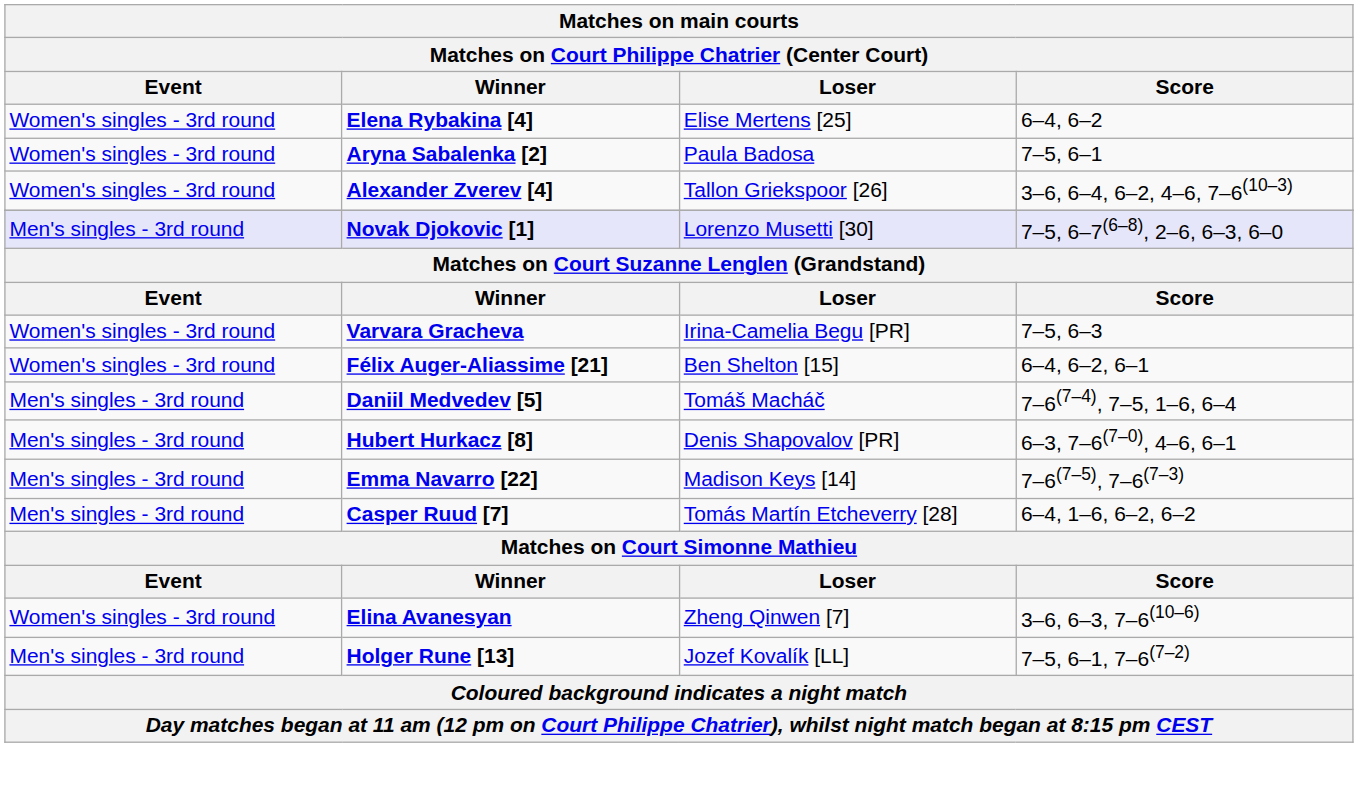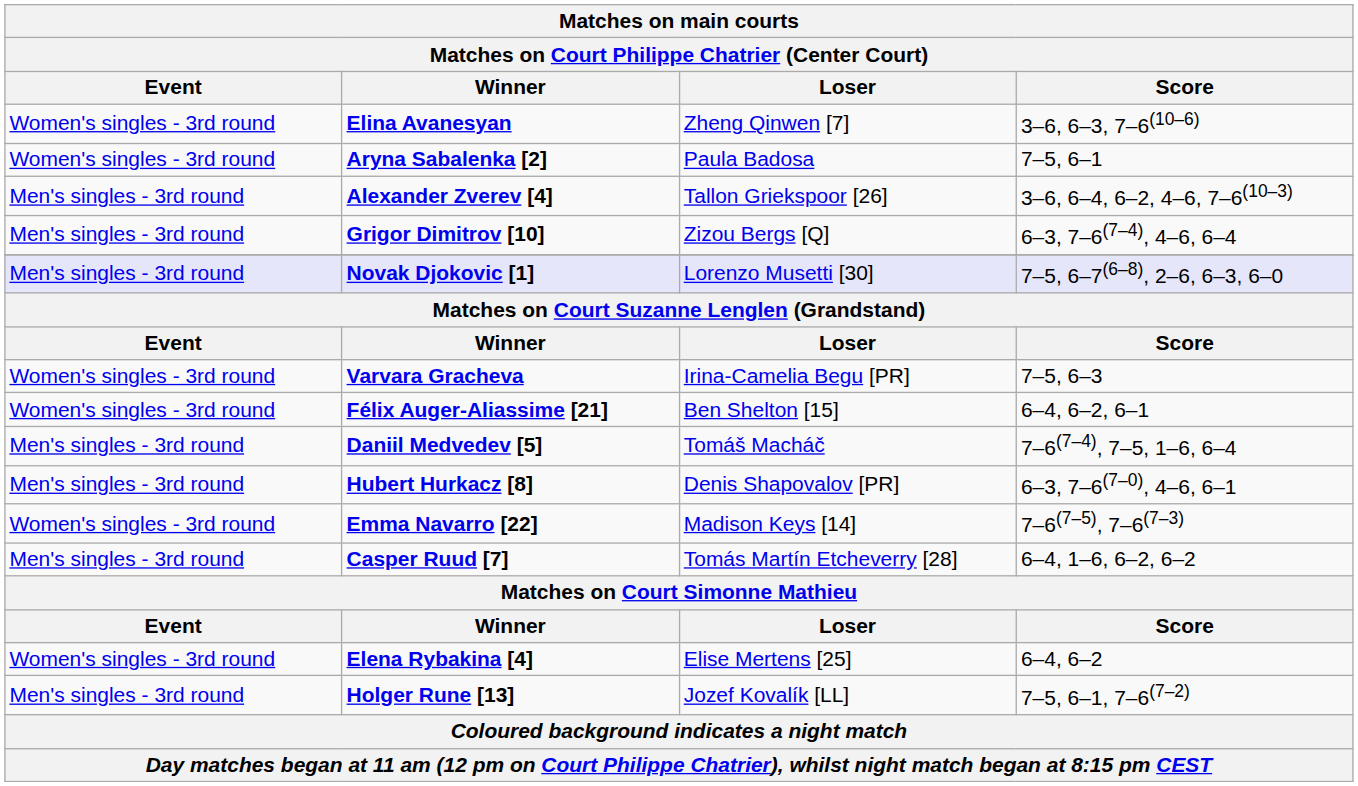rows swapped: (440, 120) <-> (429, 617)
(142, 190) Women's singles - 3rd round -> (127, 195) Men's singles - 3rd round
+ row: (446, 234)
(127, 478) Men's singles - 3rd round -> (142, 523) Women's singles - 3rd round
